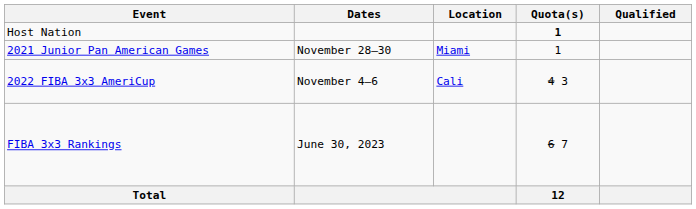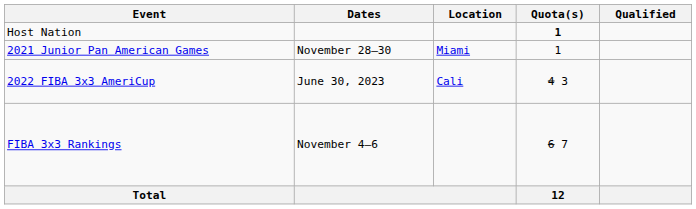(337, 81) November 4–6 -> (341, 81) June 30, 2023
(341, 144) June 30, 2023 -> (337, 144) November 4–6
